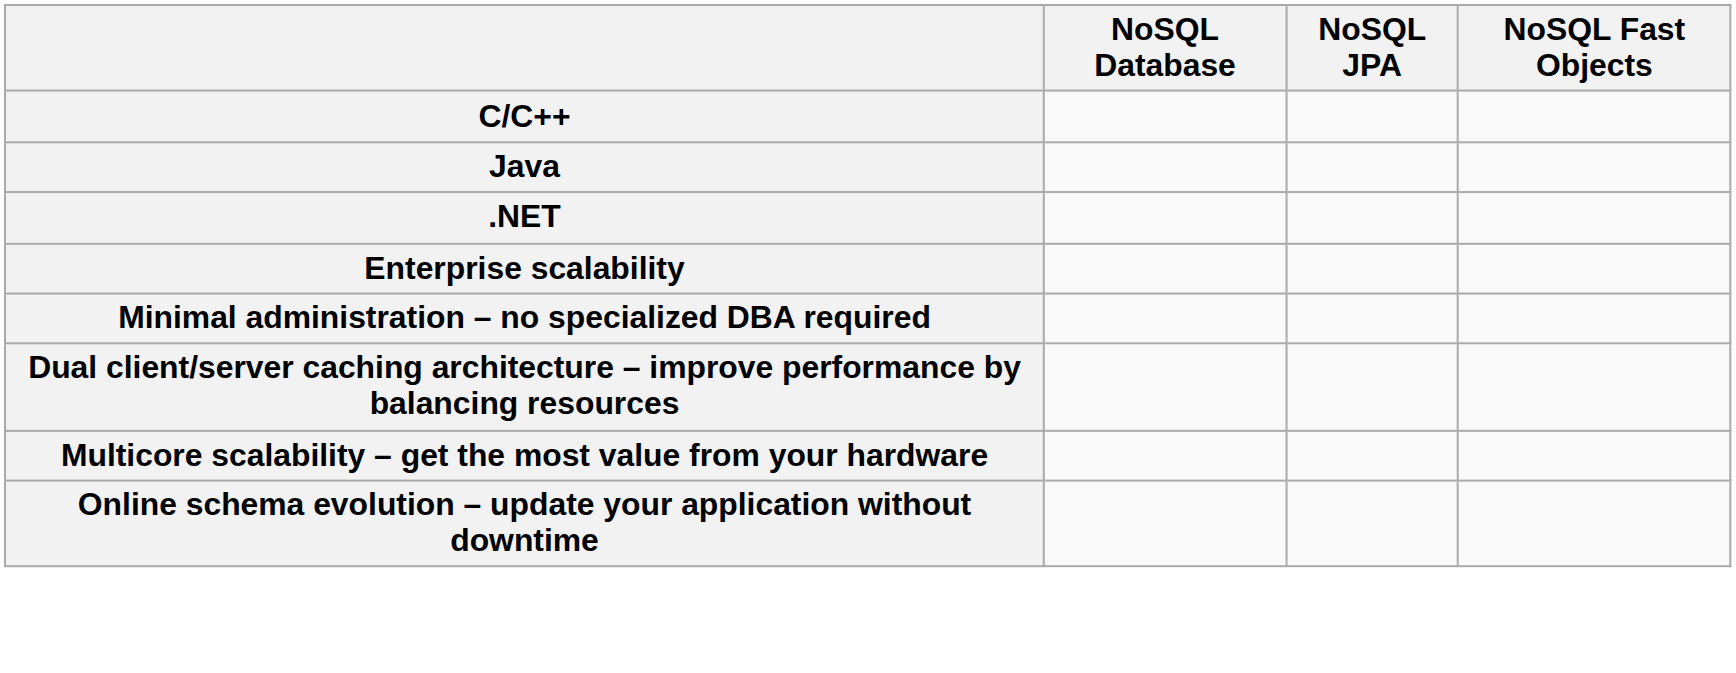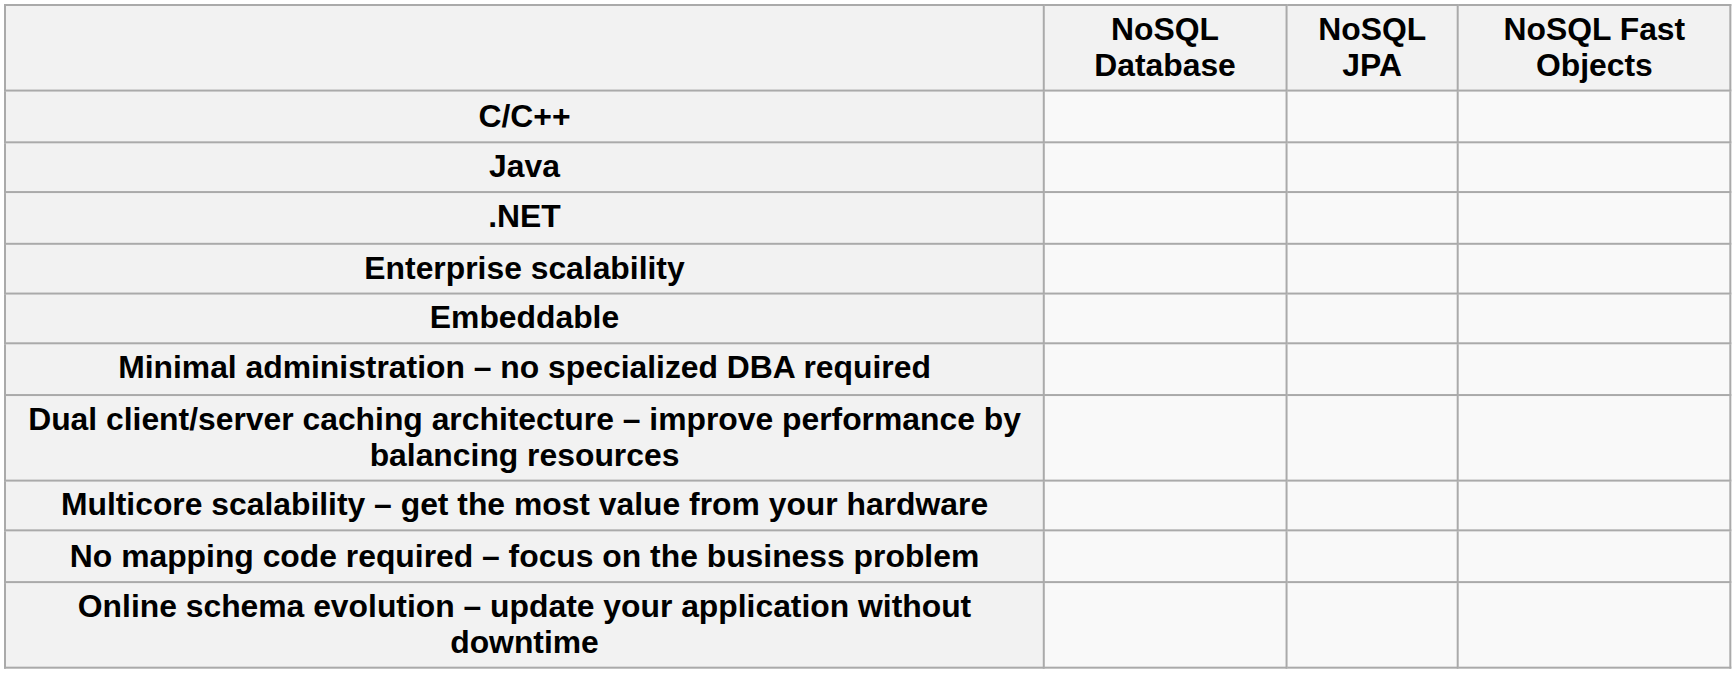+ row: (525, 318)
+ row: (525, 555)
